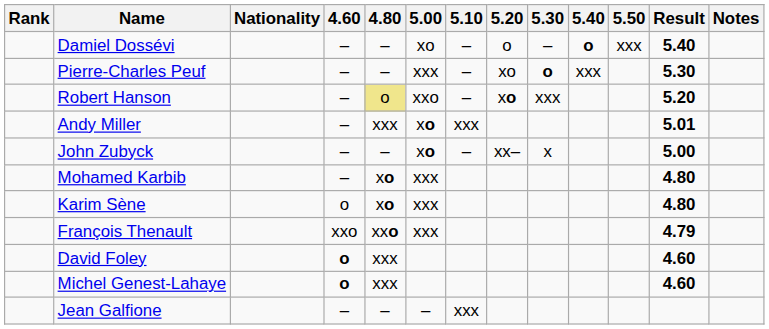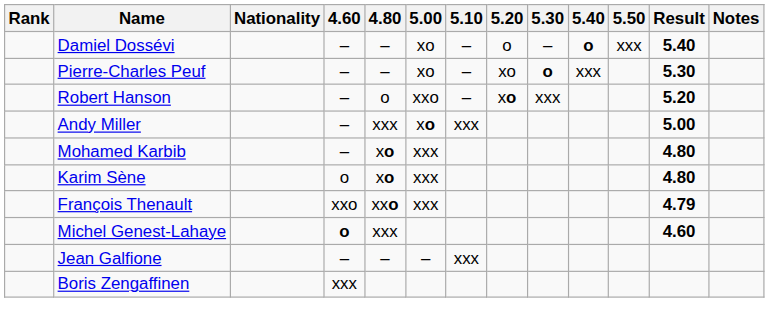(426, 72) xxx -> (426, 72) xo
(385, 98) khaki background -> (385, 98) no background
(679, 125) 5.01 -> (679, 125) 5.00
- row: (105, 151)
- row: (102, 258)
+ row: (123, 284)
